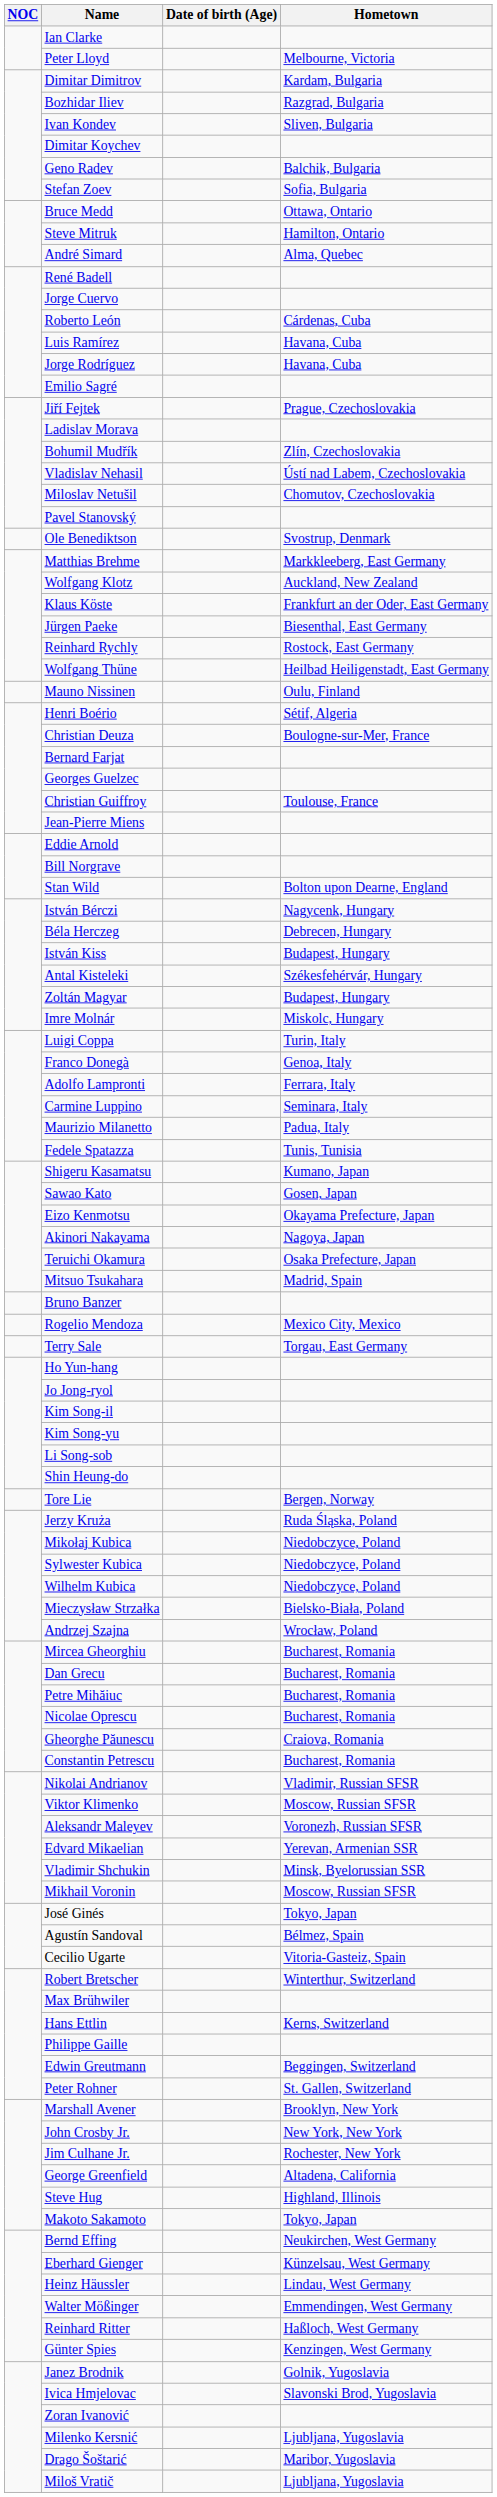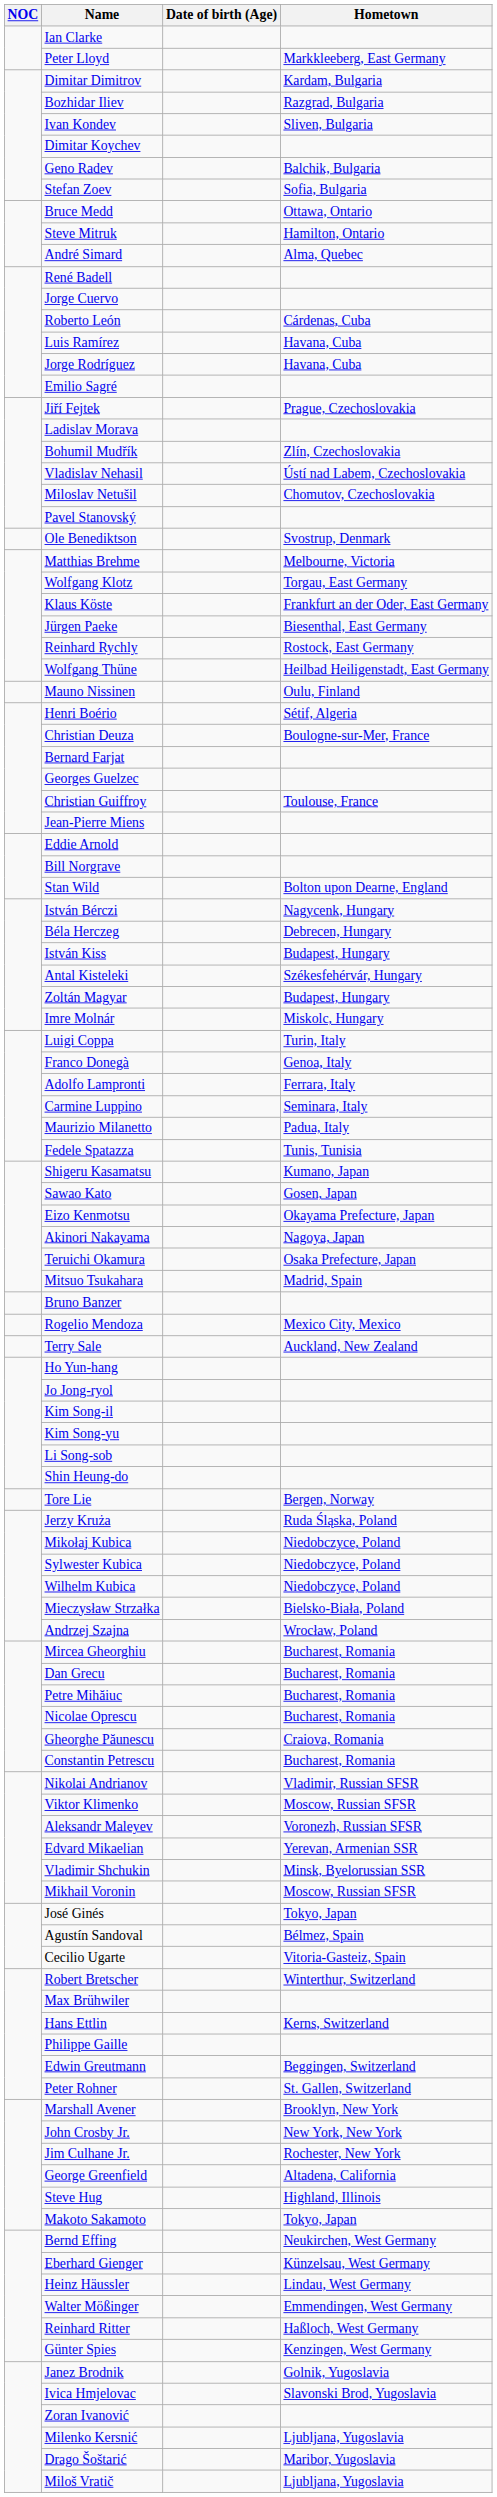(339, 59) Melbourne, Victoria -> (364, 59) Markkleeberg, East Germany
(364, 560) Markkleeberg, East Germany -> (339, 560) Melbourne, Victoria
(350, 582) Auckland, New Zealand -> (345, 582) Torgau, East Germany
(345, 1346) Torgau, East Germany -> (350, 1346) Auckland, New Zealand
